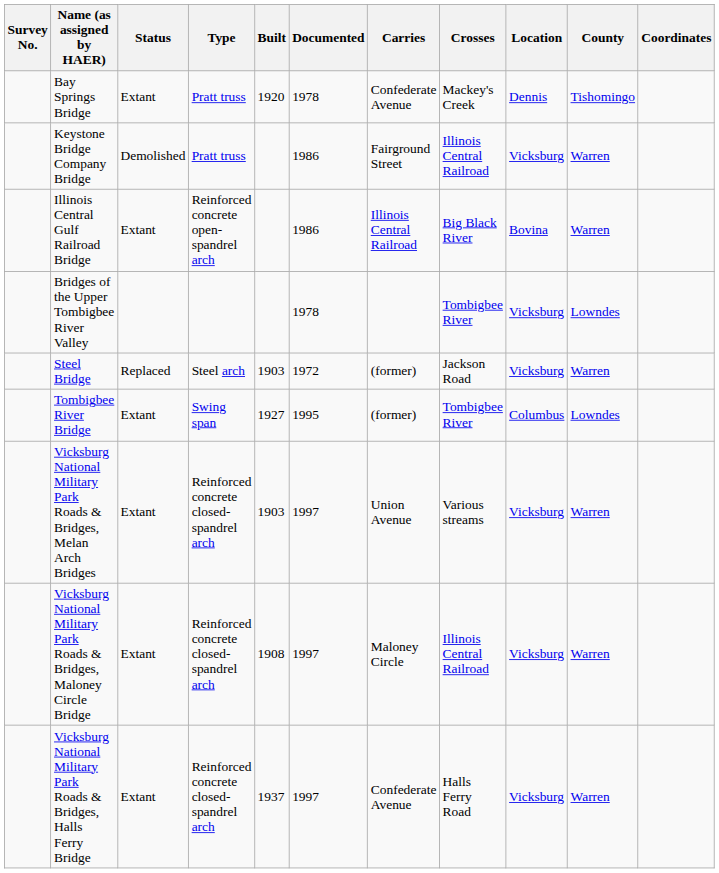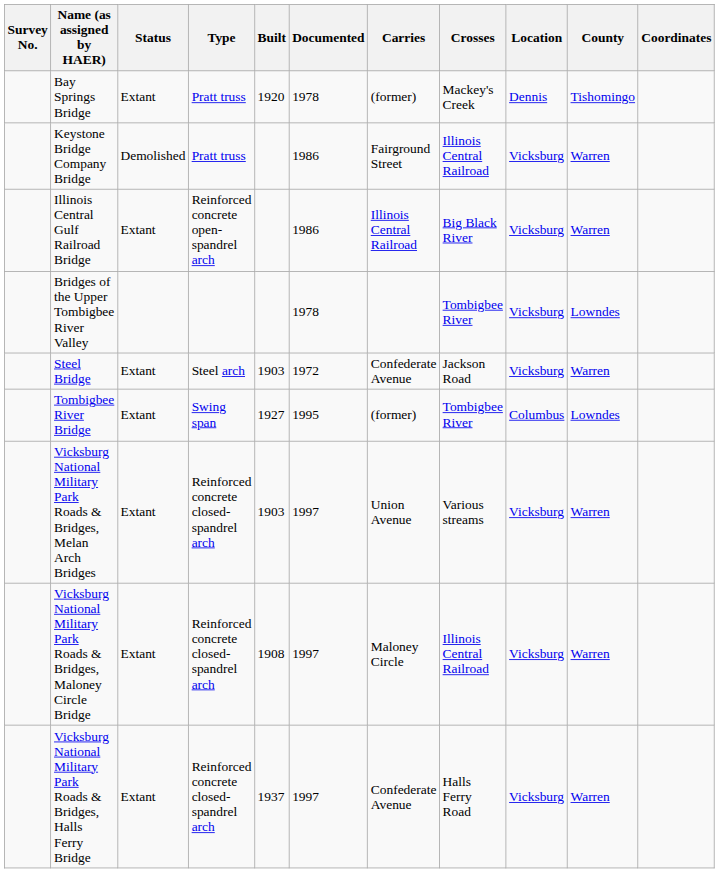(404, 96) Confederate Avenue -> (394, 96) (former)
(529, 230) Bovina -> (537, 230) Vicksburg
(146, 371) Replaced -> (138, 371) Extant
(394, 371) (former) -> (404, 371) Confederate Avenue
